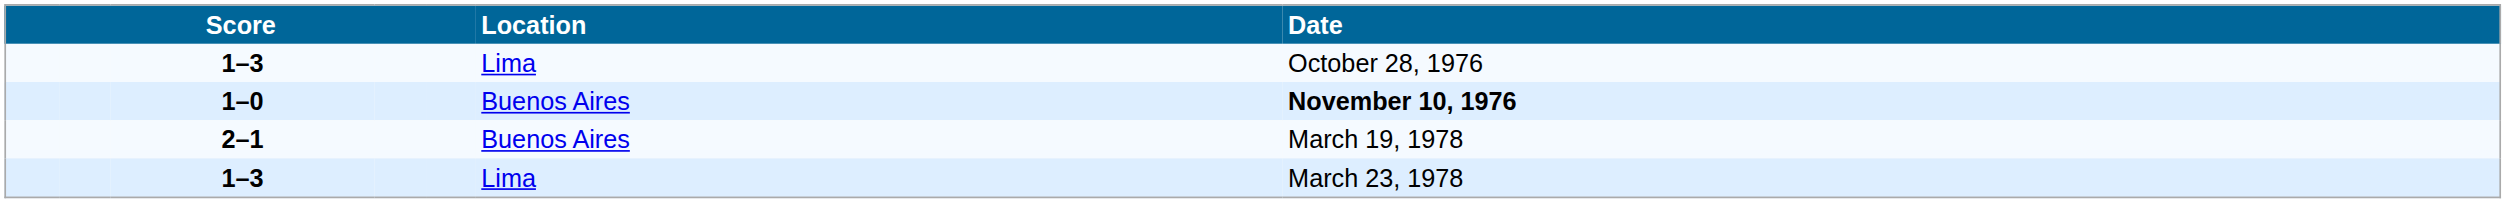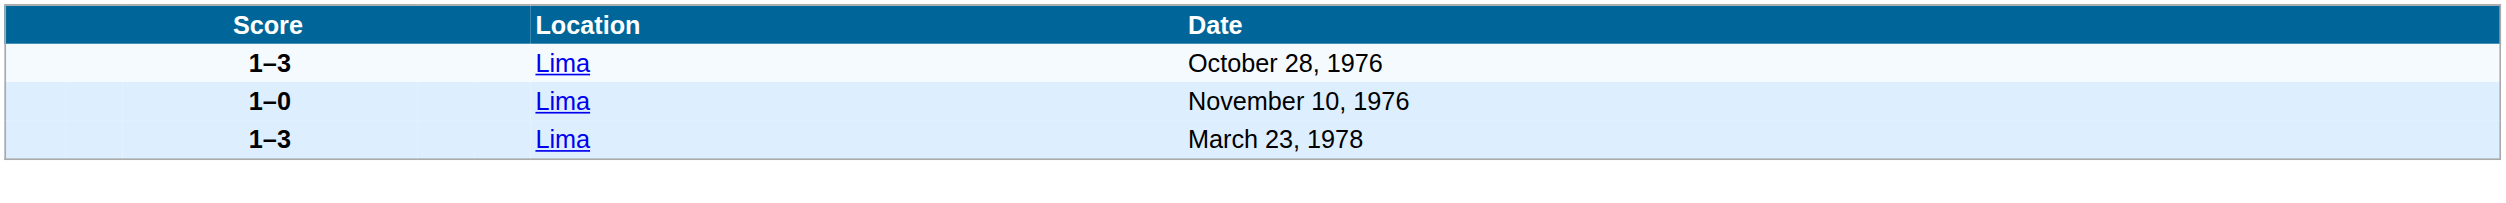(556, 101) Buenos Aires -> (563, 101) Lima
(1402, 101) bold -> (1299, 101) normal
- row: (32, 139)
